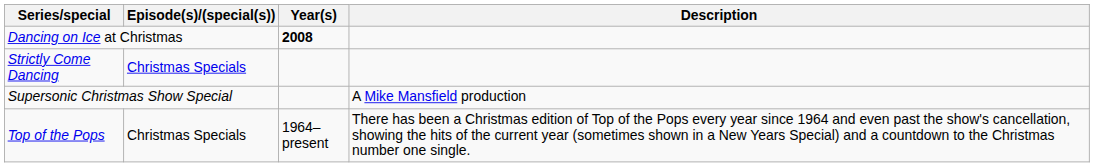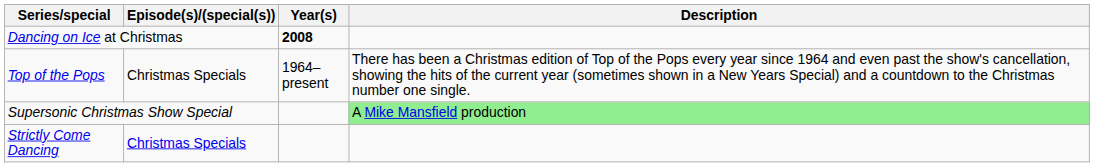rows swapped: (49, 67) <-> (56, 135)
(439, 97) no background -> (439, 113) lightgreen background
